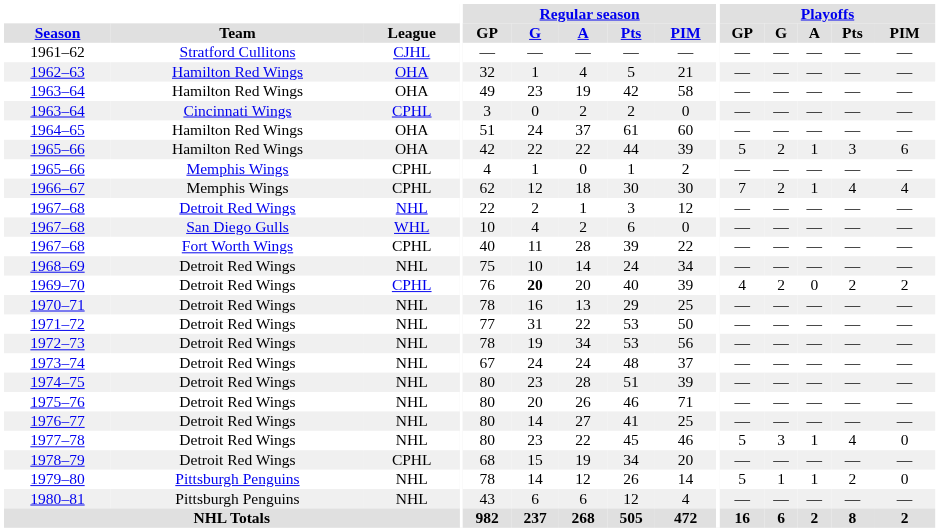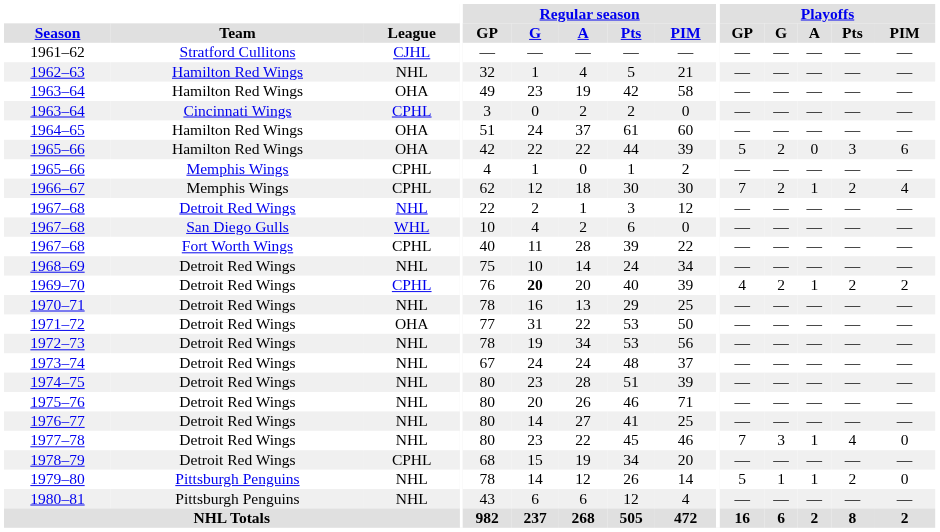(412, 71) OHA -> (412, 71) NHL
(814, 149) 1 -> (814, 149) 0
(852, 188) 4 -> (852, 188) 2
(814, 285) 0 -> (814, 285) 1
(412, 324) NHL -> (412, 324) OHA
(742, 440) 5 -> (742, 440) 7
